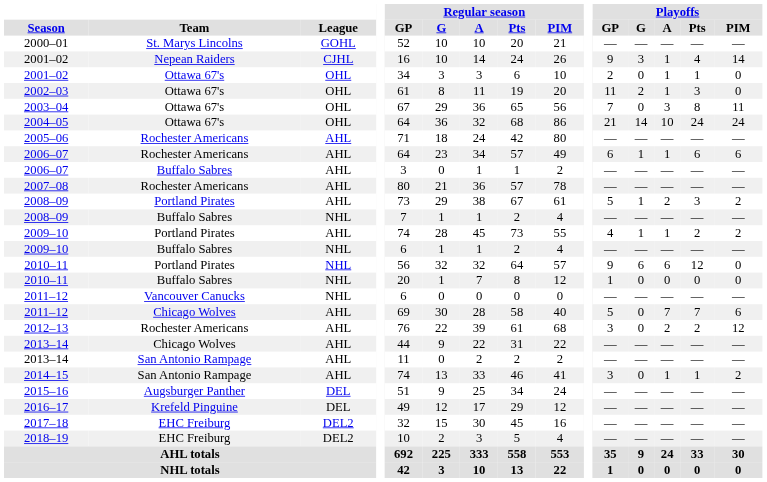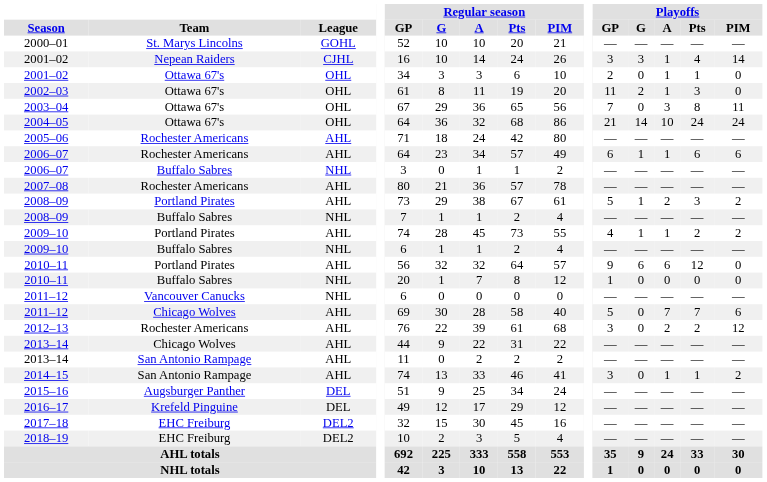(610, 59) 9 -> (610, 59) 3
(338, 170) AHL -> (338, 170) NHL
(338, 264) NHL -> (338, 264) AHL
